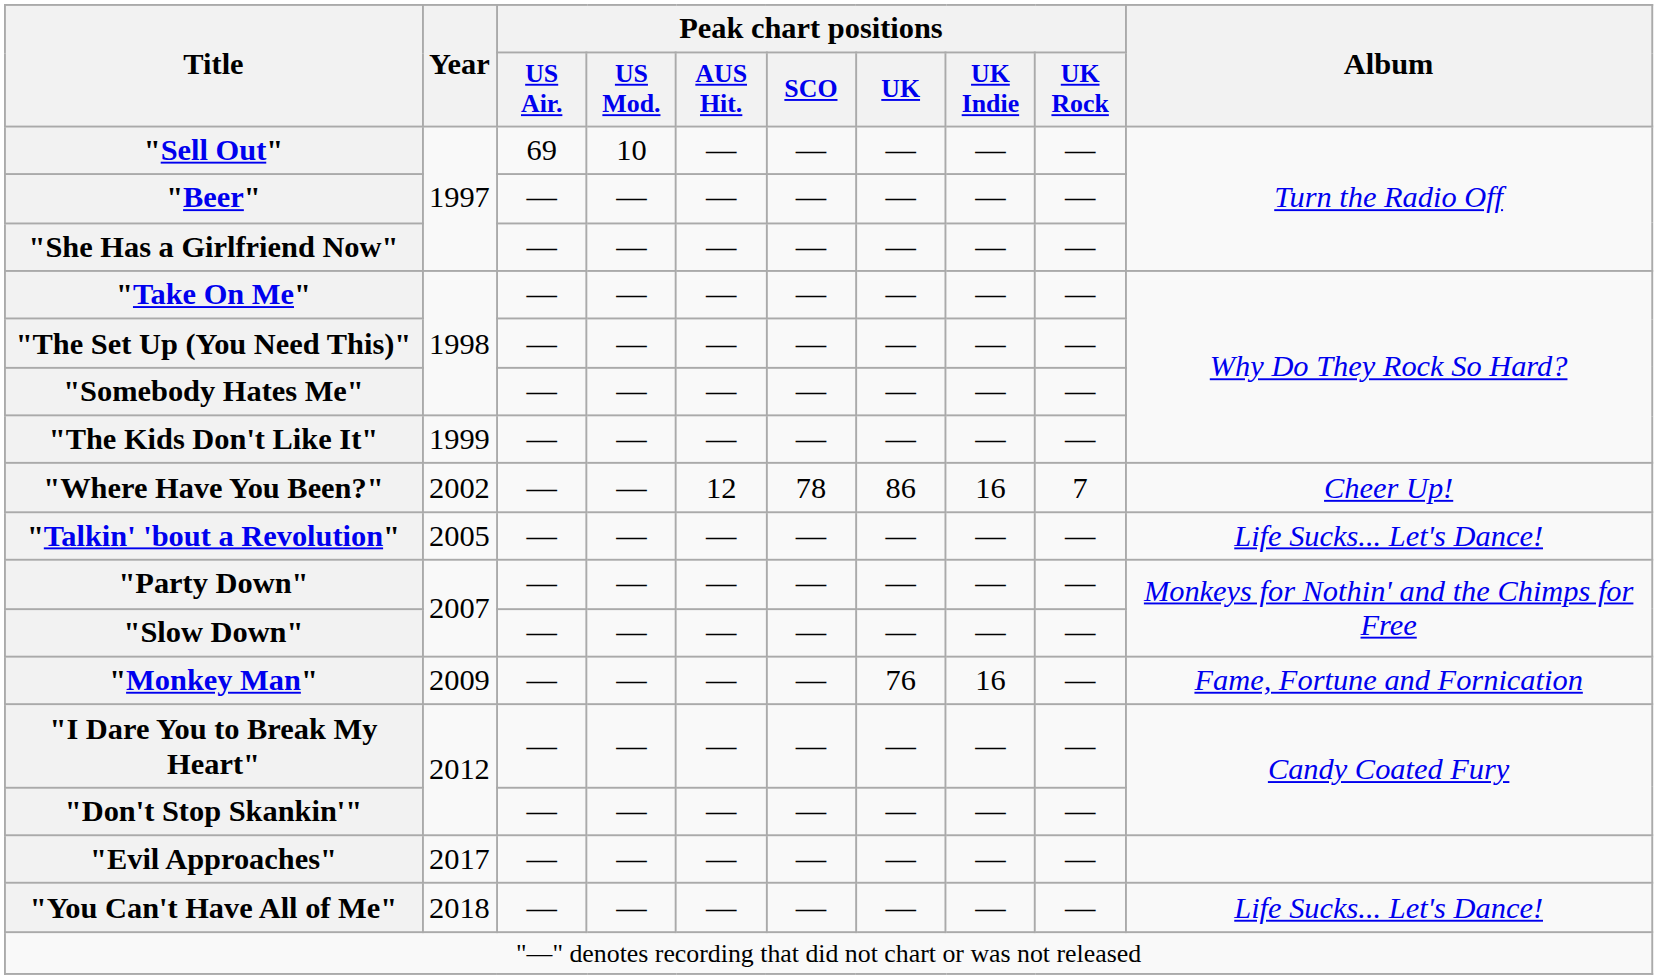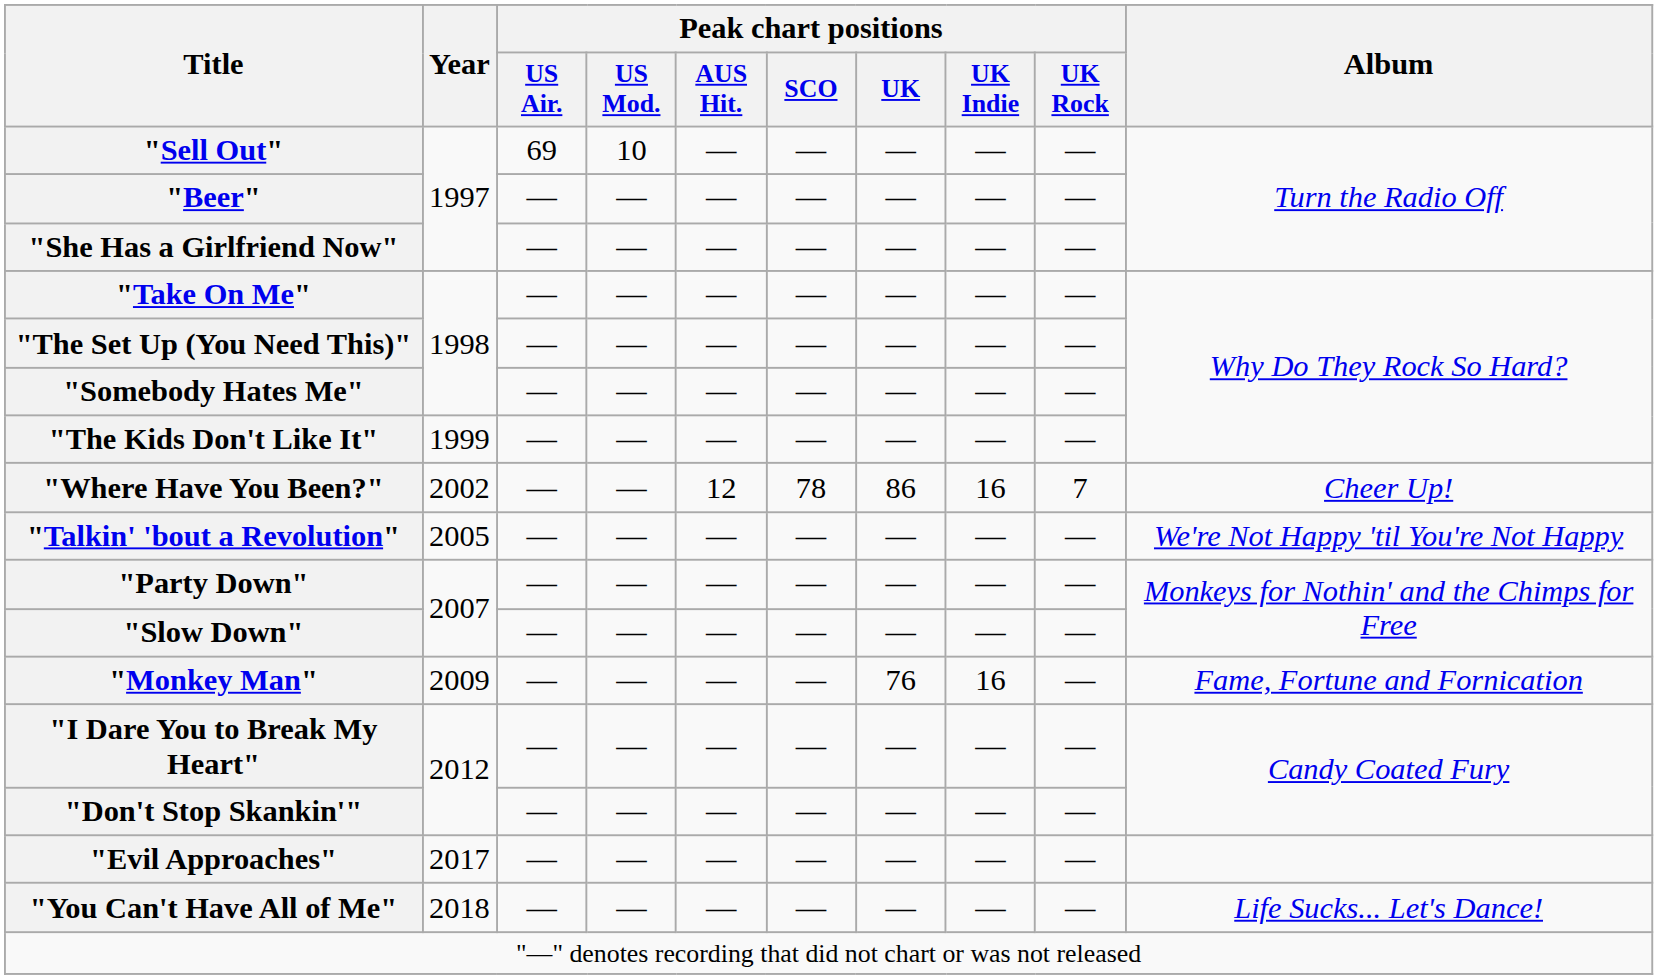(1389, 535) Life Sucks... Let's Dance! -> (1389, 535) We're Not Happy 'til You're Not Happy
